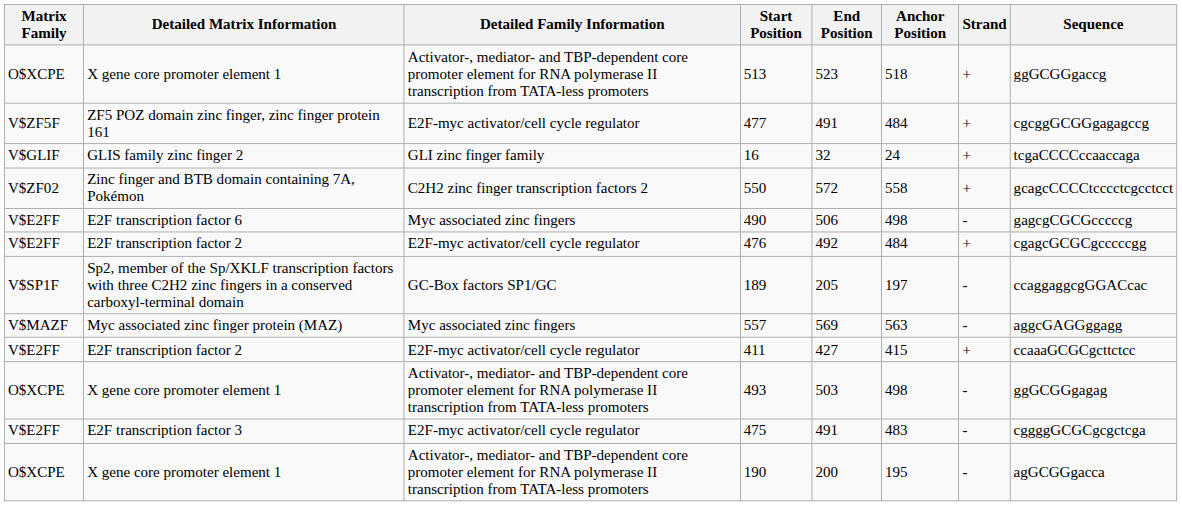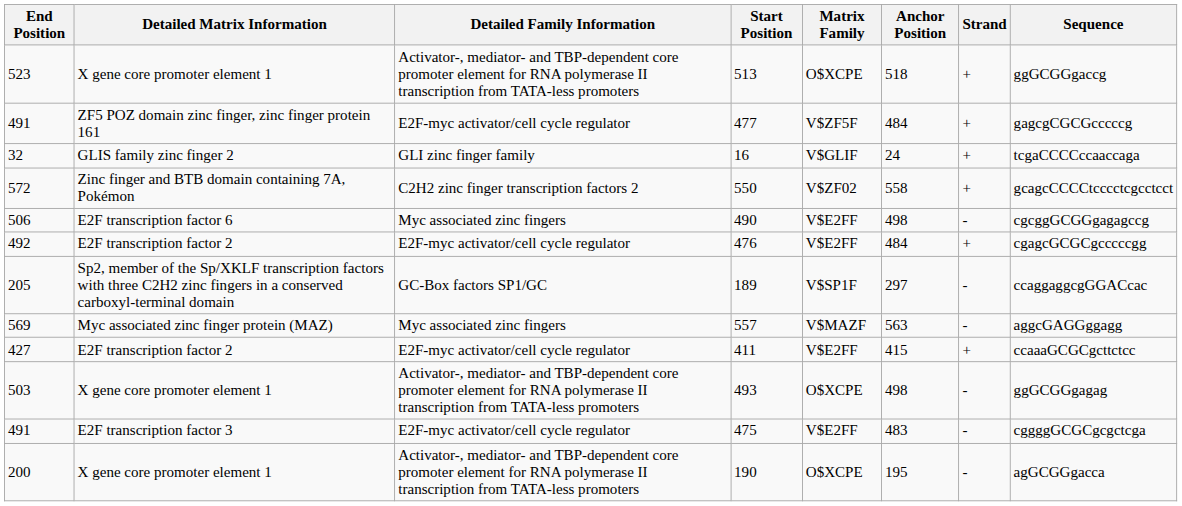columns swapped: (44, 24) <-> (847, 24)
(1081, 123) cgcggGCGGgagagccg -> (1073, 123) gagcgCGCGcccccg
(1073, 220) gagcgCGCGcccccg -> (1081, 220) cgcggGCGGgagagccg
(896, 284) 197 -> (896, 284) 297
